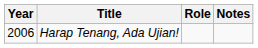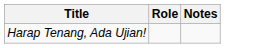- column: (21, 14)
